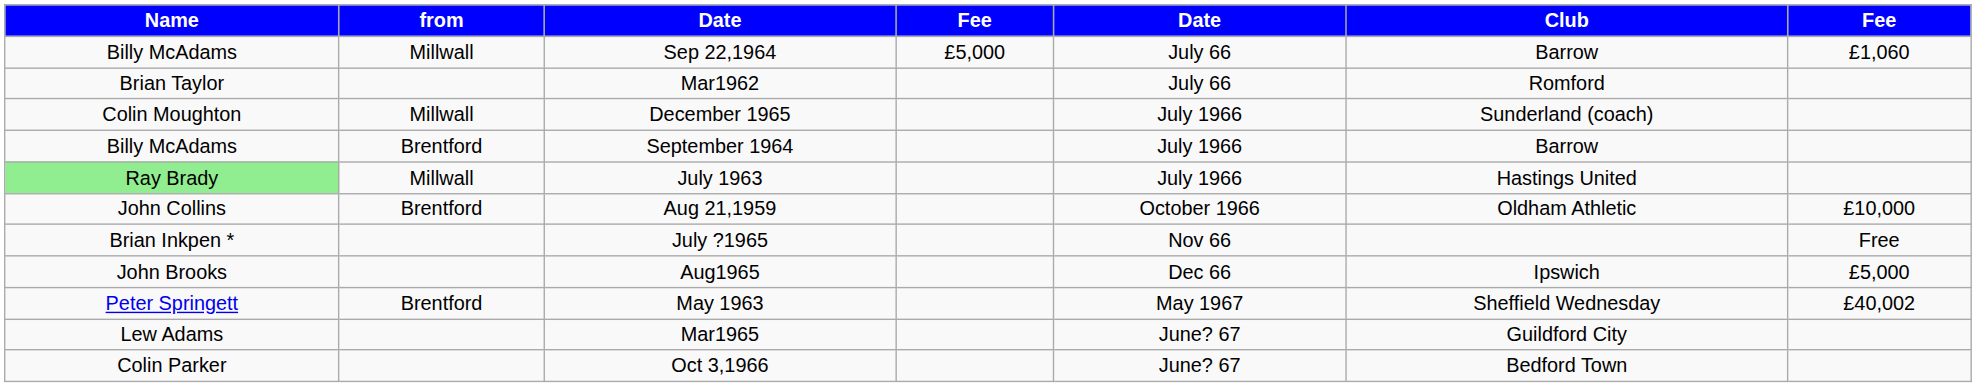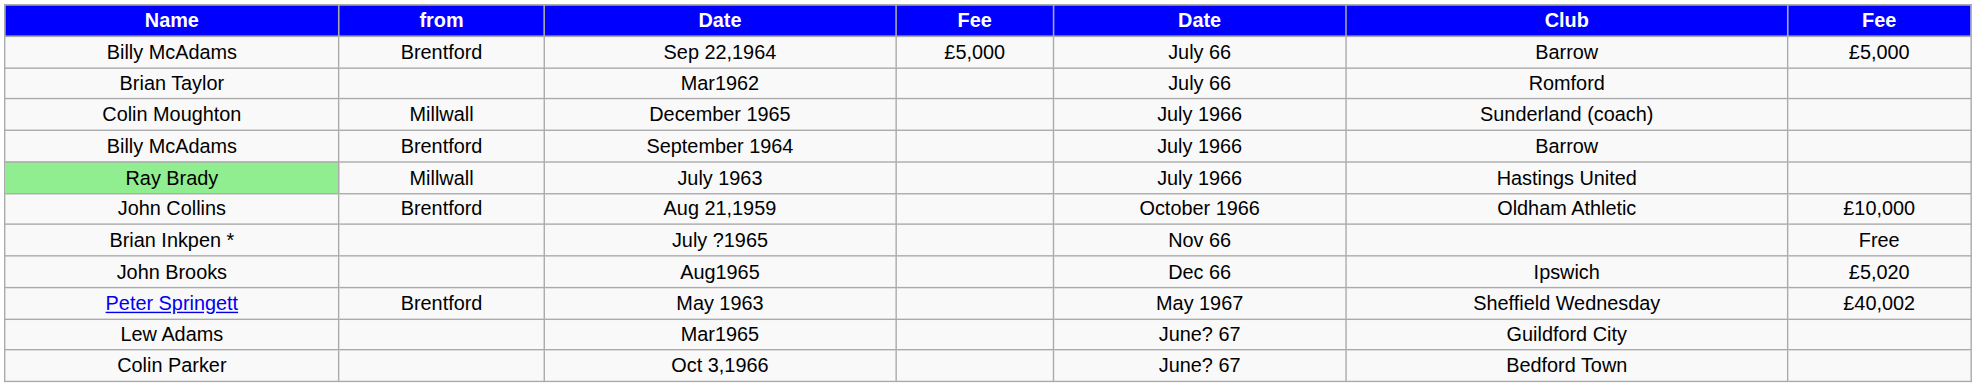(442, 52) Millwall -> (442, 52) Brentford
(1879, 52) £1,060 -> (1879, 52) £5,000
(1879, 272) £5,000 -> (1879, 272) £5,020
